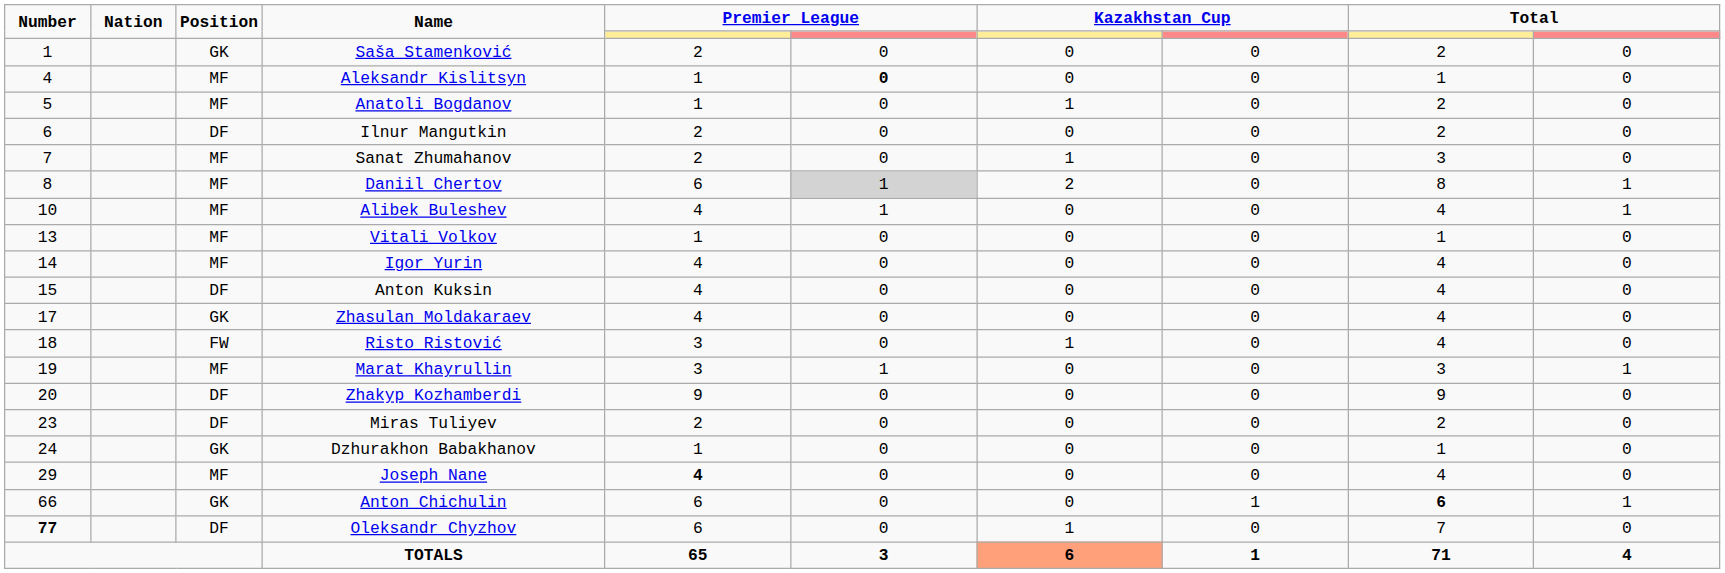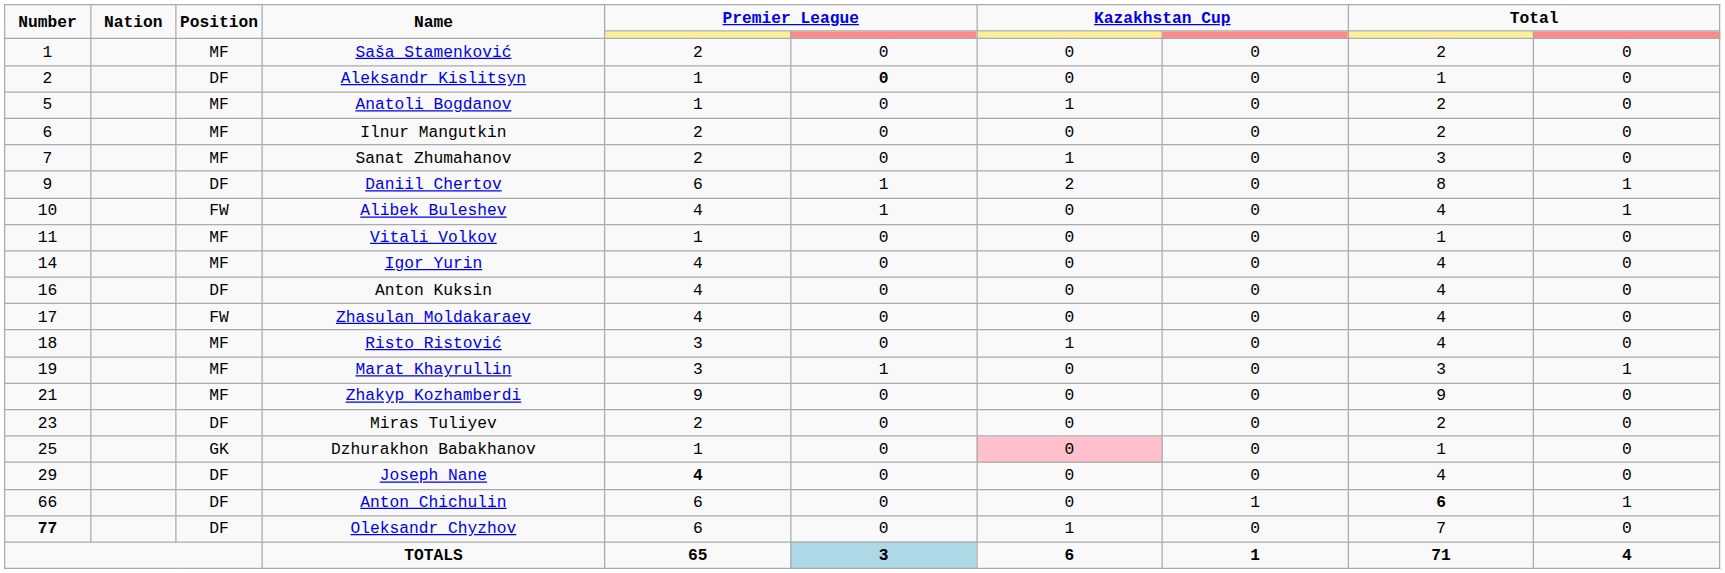(219, 52) GK -> (219, 52) MF
(47, 79) 4 -> (47, 79) 2
(219, 79) MF -> (219, 79) DF
(219, 132) DF -> (219, 132) MF
(47, 185) 8 -> (47, 185) 9
(219, 185) MF -> (219, 185) DF
(884, 185) lightgrey background -> (884, 185) no background
(219, 211) MF -> (219, 211) FW
(48, 237) 13 -> (48, 237) 11
(48, 290) 15 -> (48, 290) 16
(219, 317) GK -> (219, 317) FW
(219, 343) FW -> (219, 343) MF
(48, 396) 20 -> (48, 396) 21
(219, 396) DF -> (219, 396) MF
(48, 449) 24 -> (48, 449) 25
(1069, 449) no background -> (1069, 449) pink background
(219, 476) MF -> (219, 476) DF
(219, 502) GK -> (219, 502) DF
(884, 555) no background -> (884, 555) lightblue background
(1069, 555) lightsalmon background -> (1069, 555) no background
